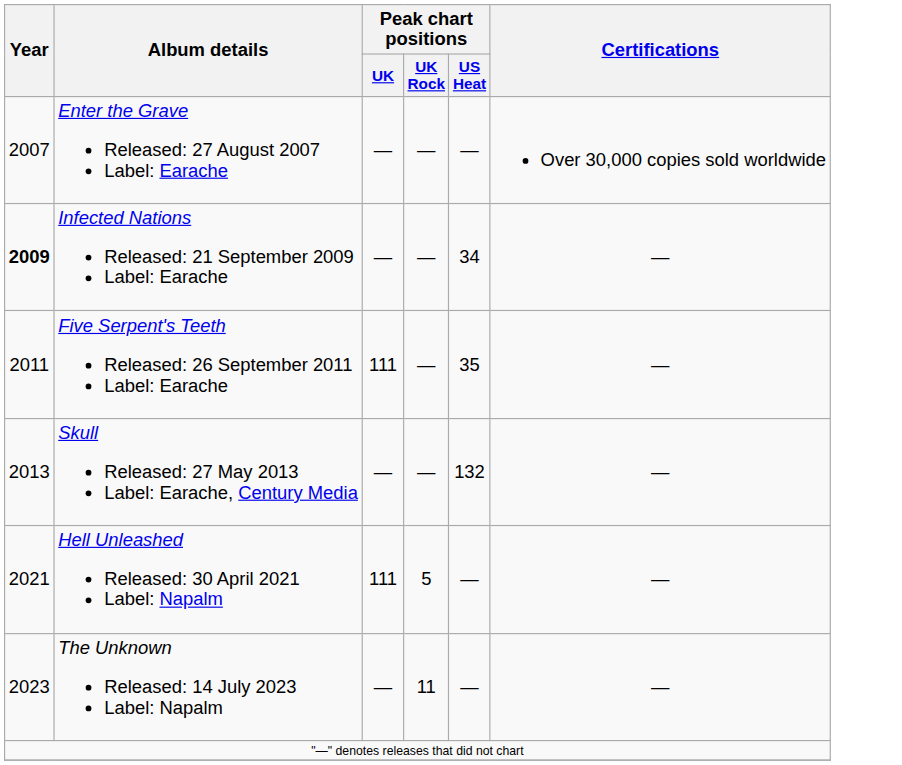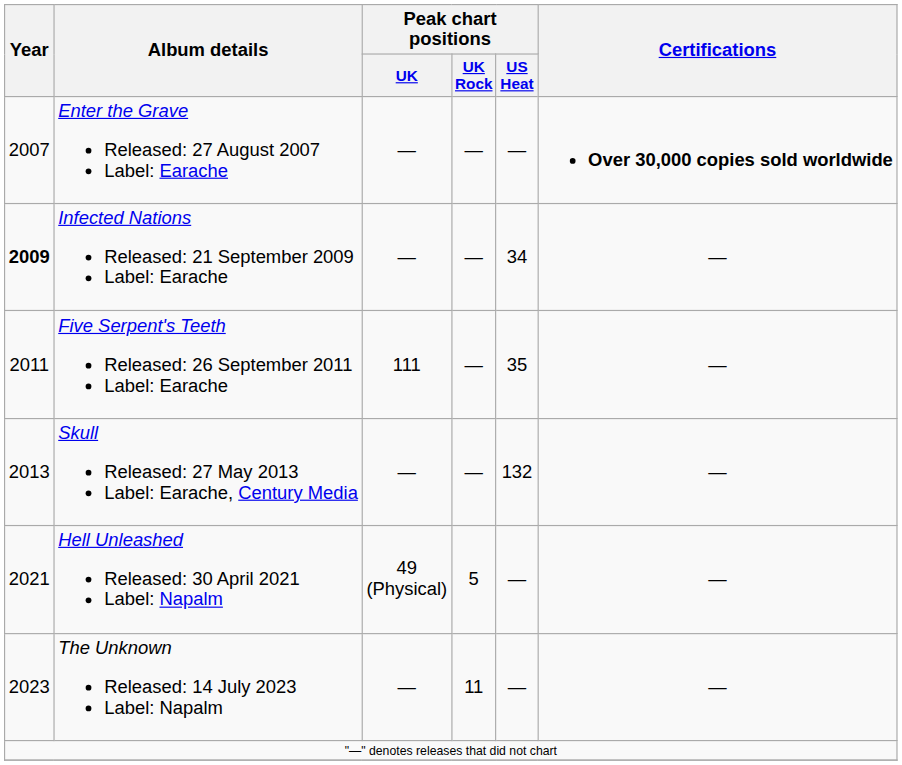(660, 160) normal -> (717, 160) bold
(383, 579) 111 -> (407, 579) 49 (Physical)
